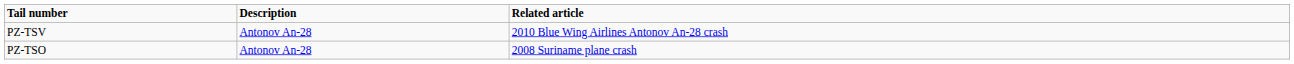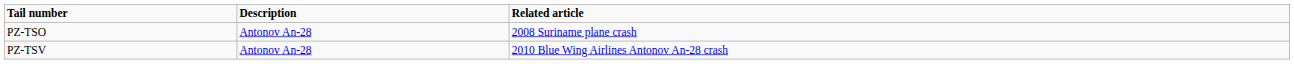rows swapped: (27, 50) <-> (27, 31)
